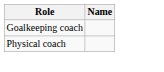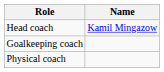+ row: (30, 28)
